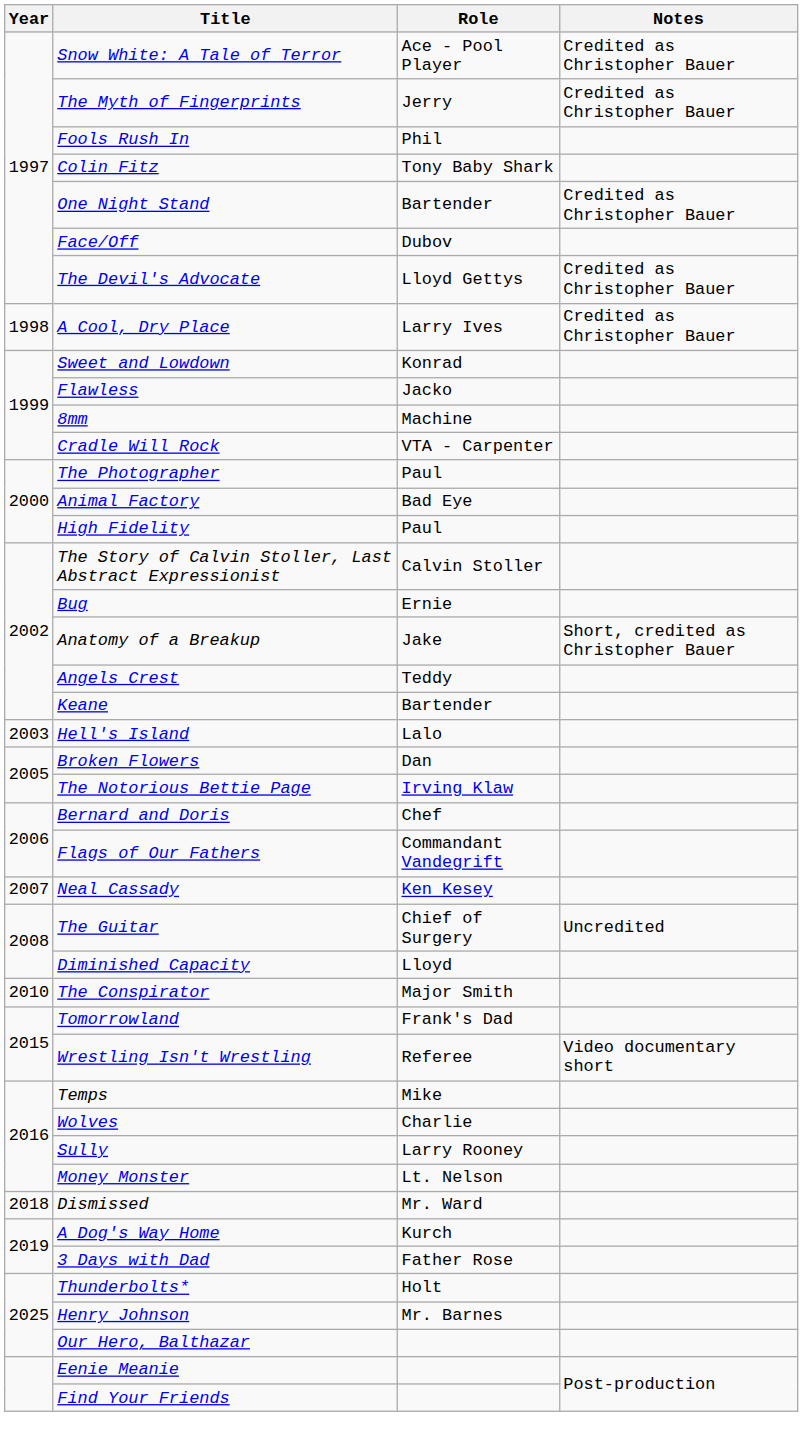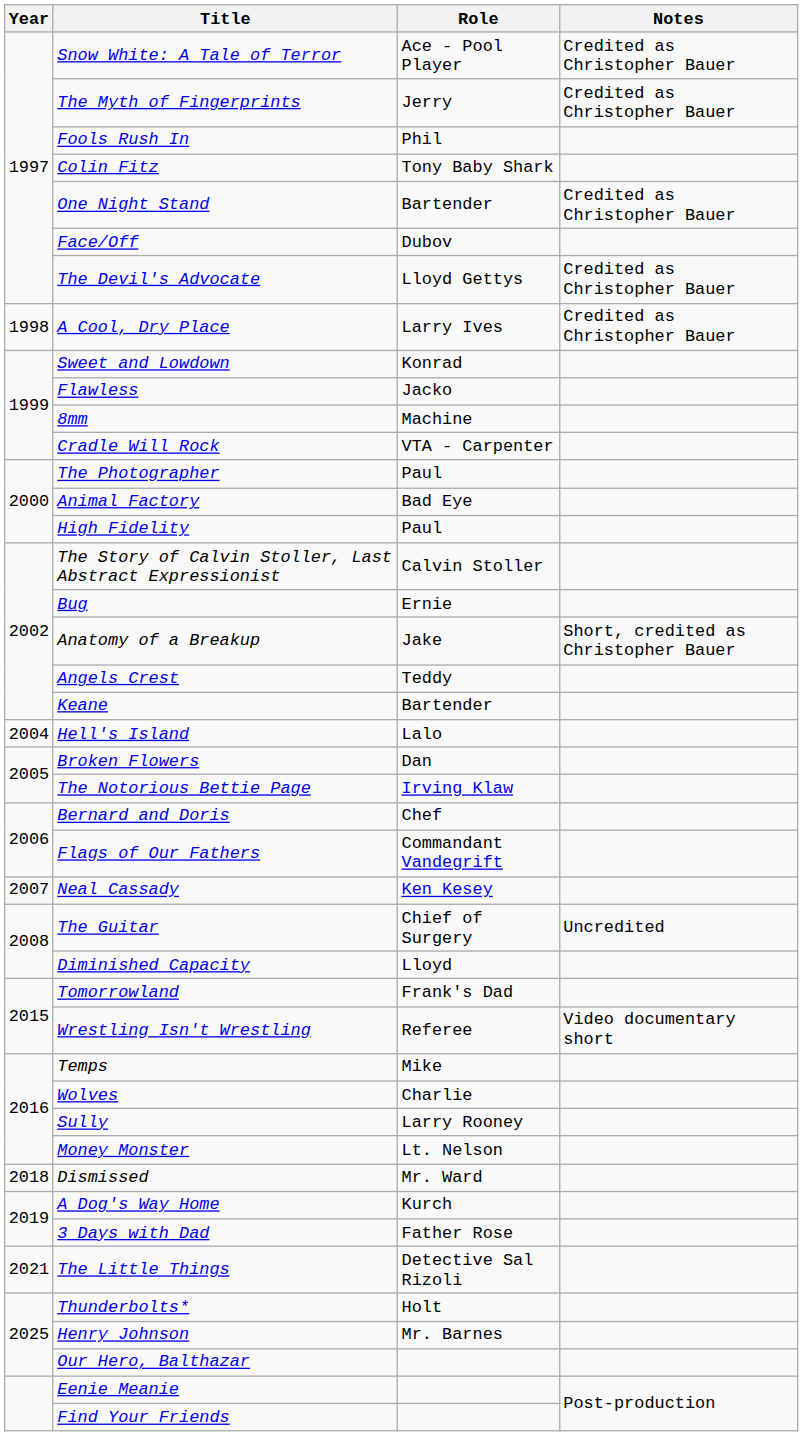(29, 733) 2003 -> (29, 733) 2004
- row: (133, 993)
+ row: (144, 1270)
